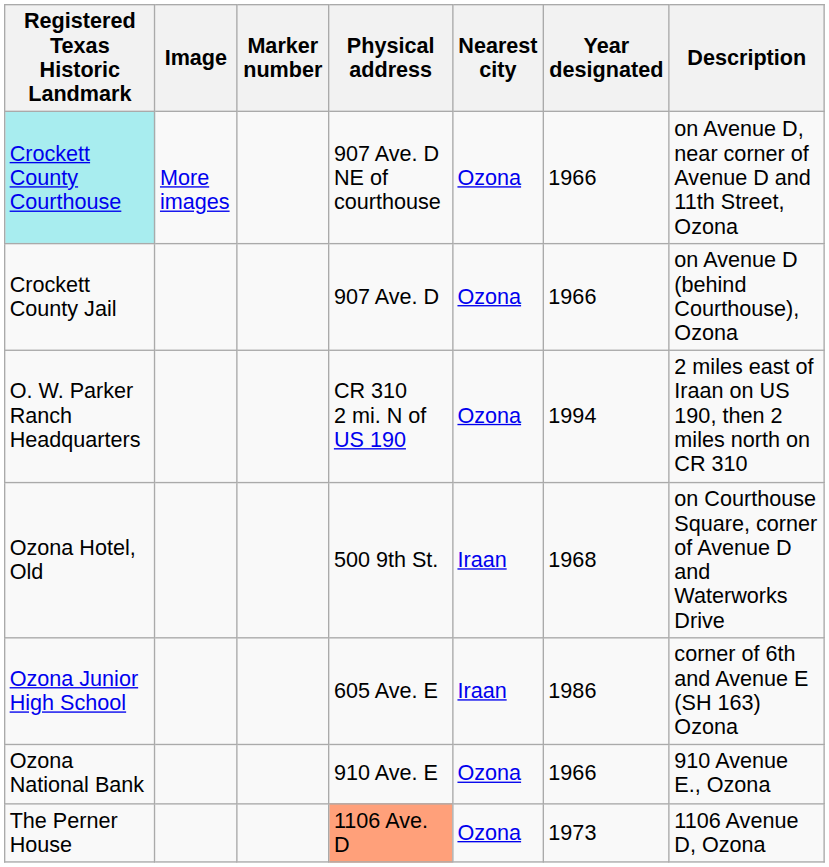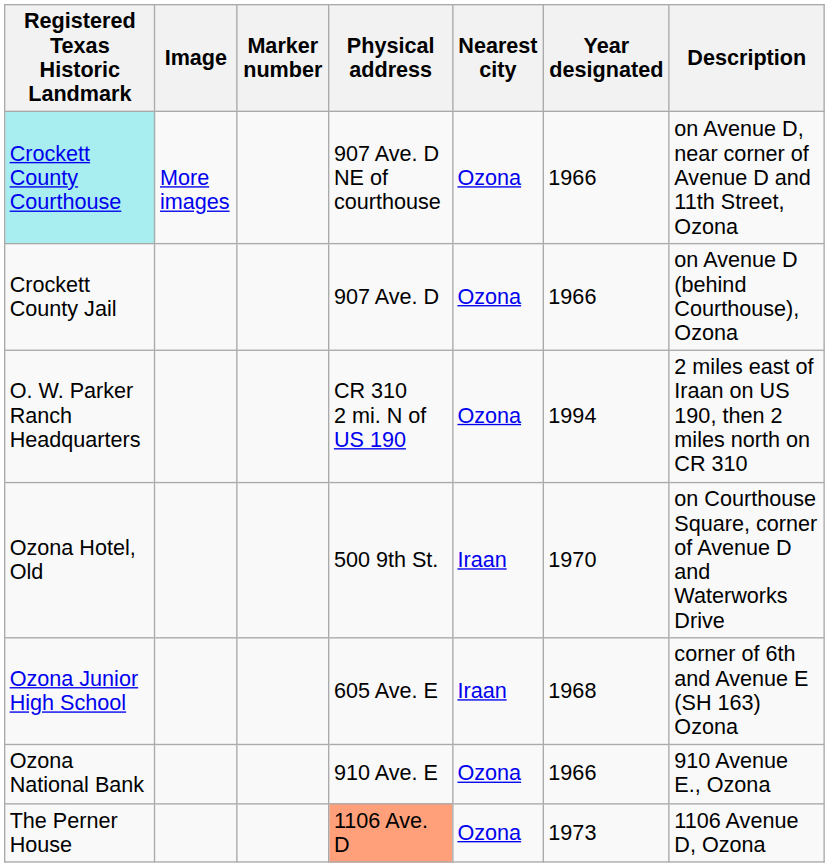(572, 559) 1968 -> (572, 559) 1970
(572, 691) 1986 -> (572, 691) 1968
